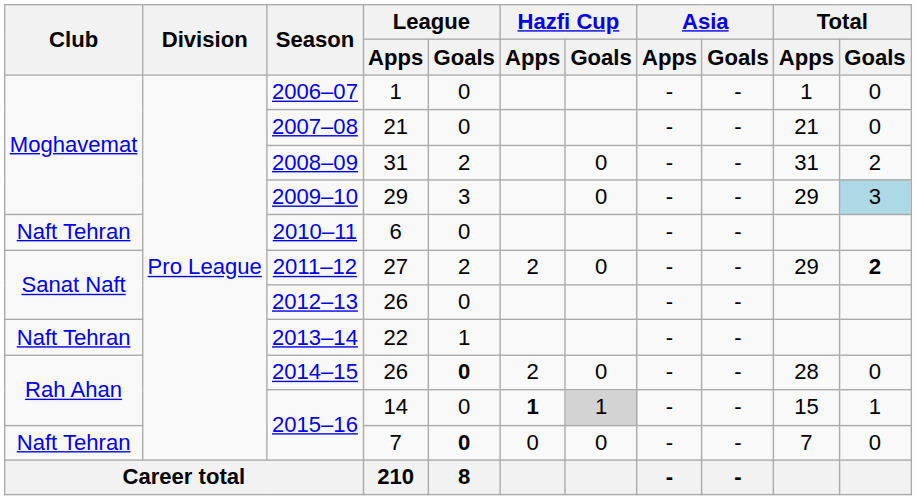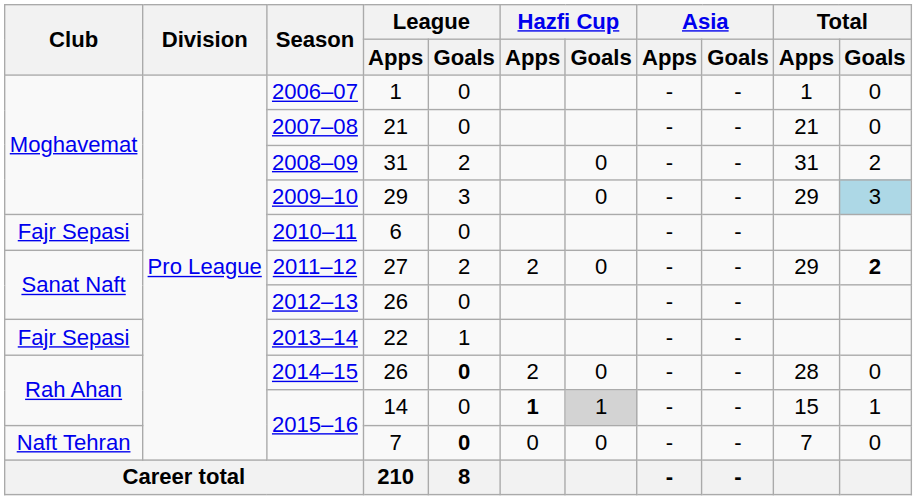(74, 232) Naft Tehran -> (74, 232) Fajr Sepasi
(74, 337) Naft Tehran -> (74, 337) Fajr Sepasi
